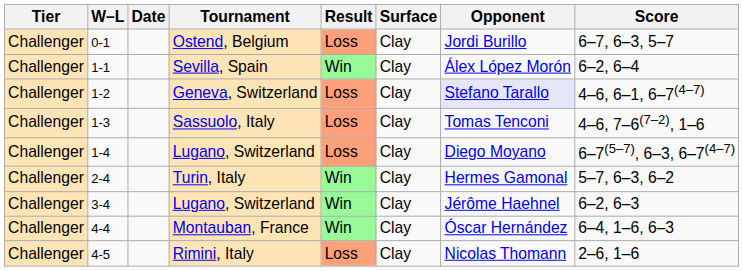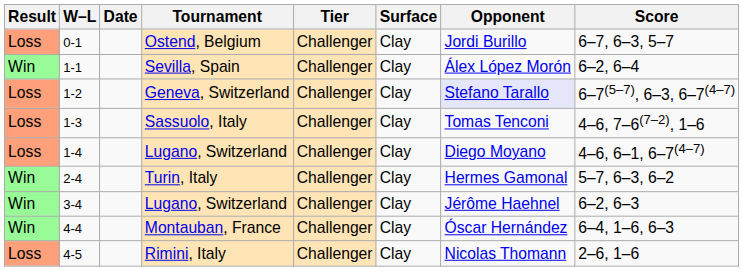columns swapped: (349, 16) <-> (46, 16)
(641, 93) 4–6, 6–1, 6–7(4–7) -> (657, 93) 6–7(5–7), 6–3, 6–7(4–7)
(657, 151) 6–7(5–7), 6–3, 6–7(4–7) -> (641, 151) 4–6, 6–1, 6–7(4–7)
